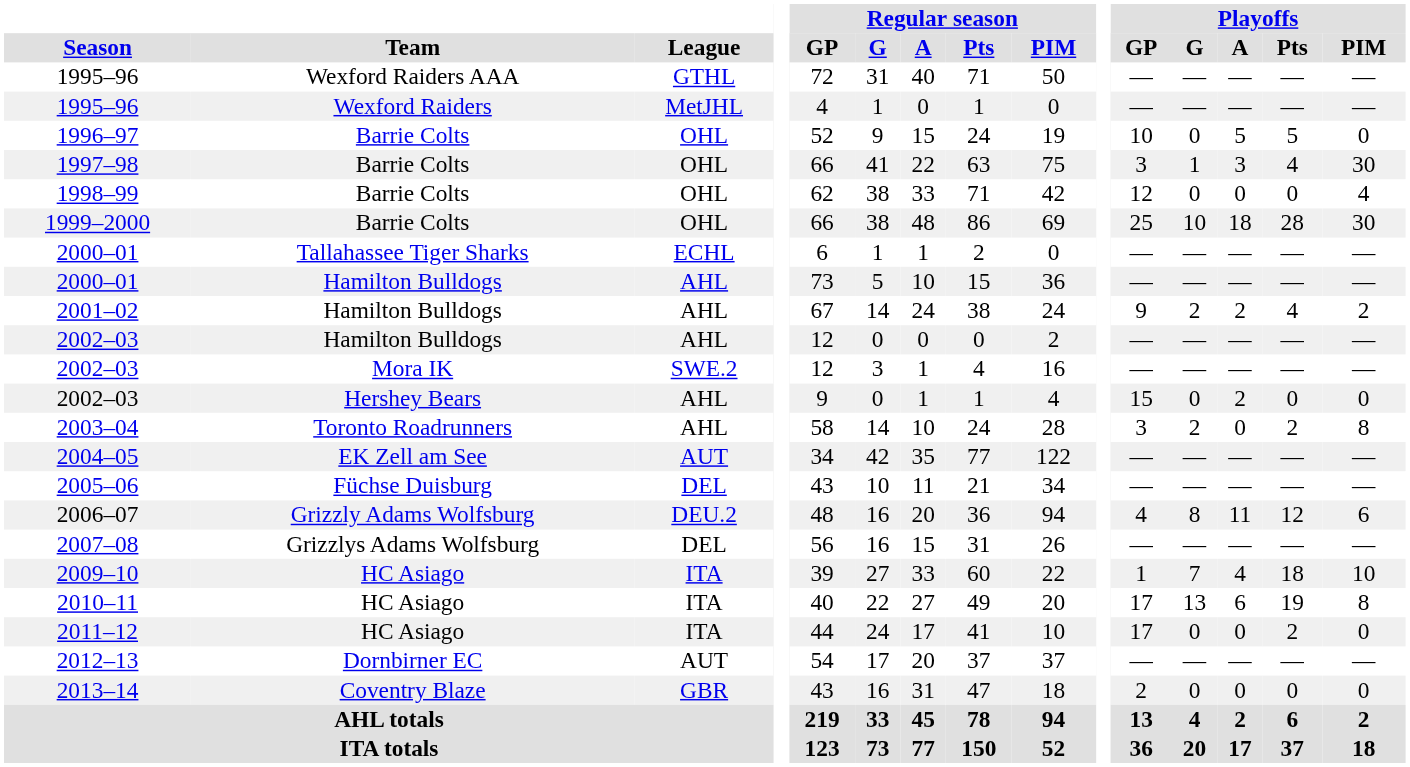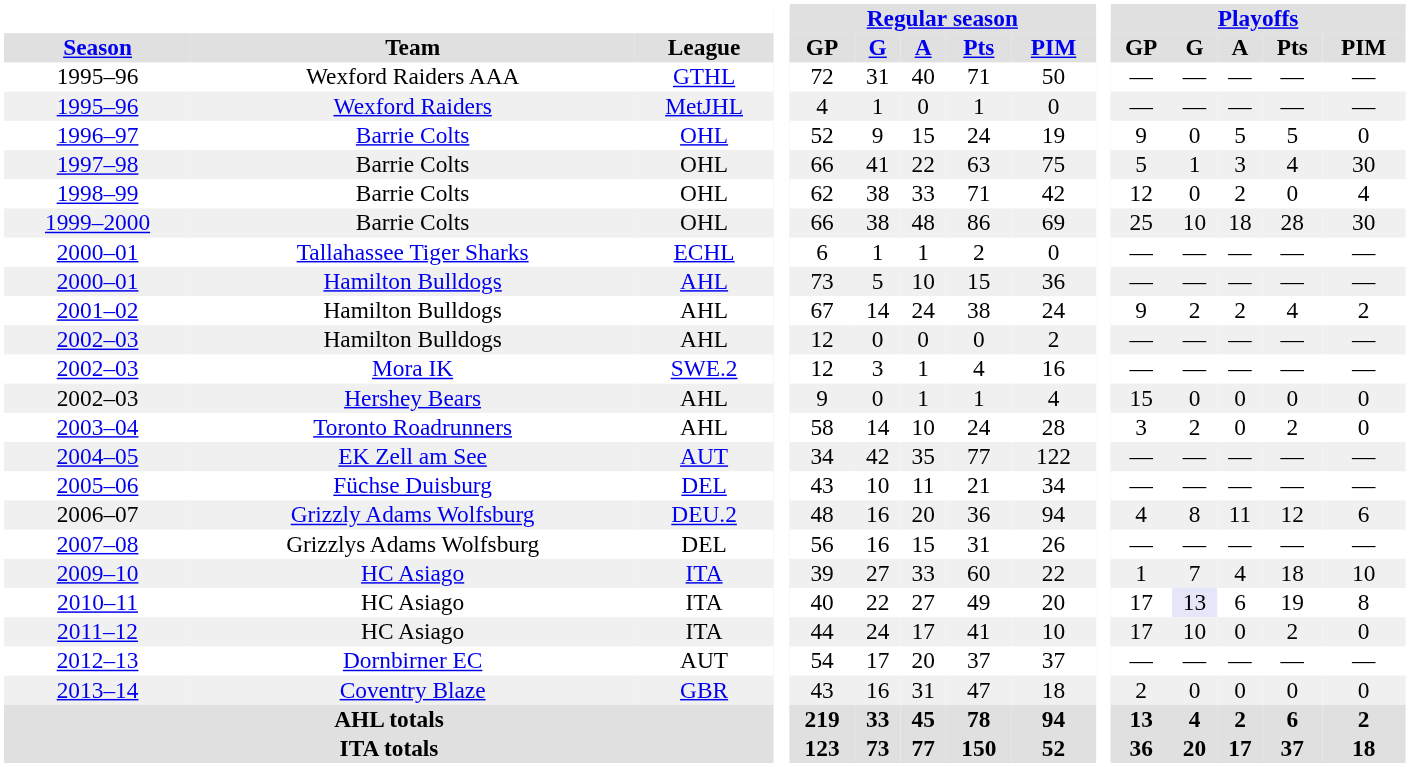(1141, 135) 10 -> (1141, 135) 9
(1141, 164) 3 -> (1141, 164) 5
(1240, 193) 0 -> (1240, 193) 2
(1240, 397) 2 -> (1240, 397) 0
(1364, 427) 8 -> (1364, 427) 0
(1195, 602) no background -> (1195, 602) lavender background
(1195, 631) 0 -> (1195, 631) 10
